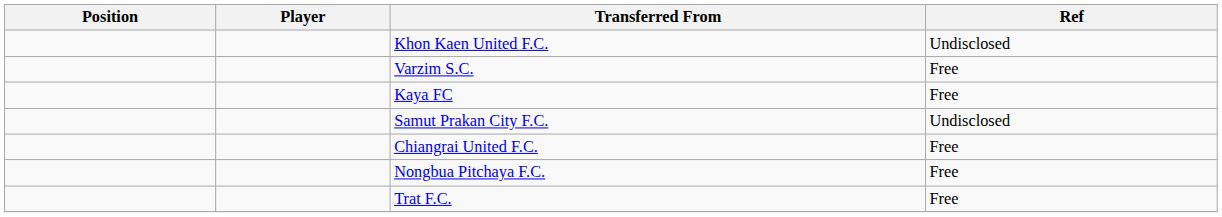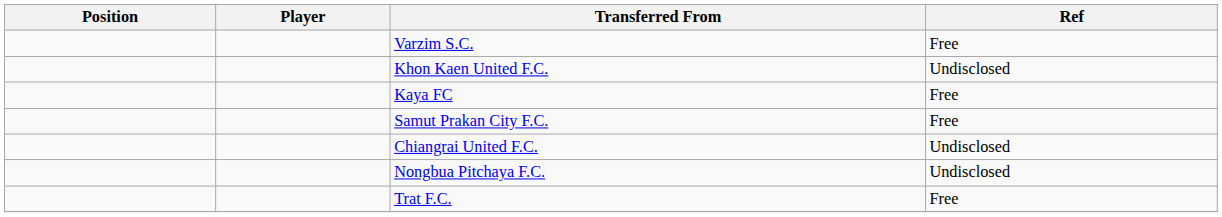rows swapped: (471, 43) <-> (434, 69)
(970, 120) Undisclosed -> (944, 120) Free
(944, 146) Free -> (970, 146) Undisclosed
(944, 172) Free -> (970, 172) Undisclosed
